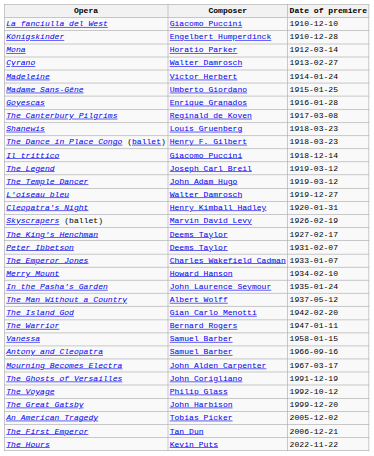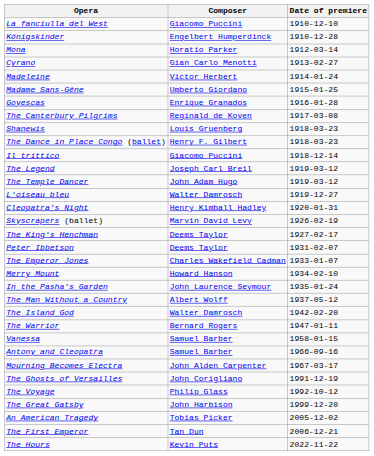(206, 63) Walter Damrosch -> (213, 63) Gian Carlo Menotti
(213, 313) Gian Carlo Menotti -> (206, 313) Walter Damrosch
